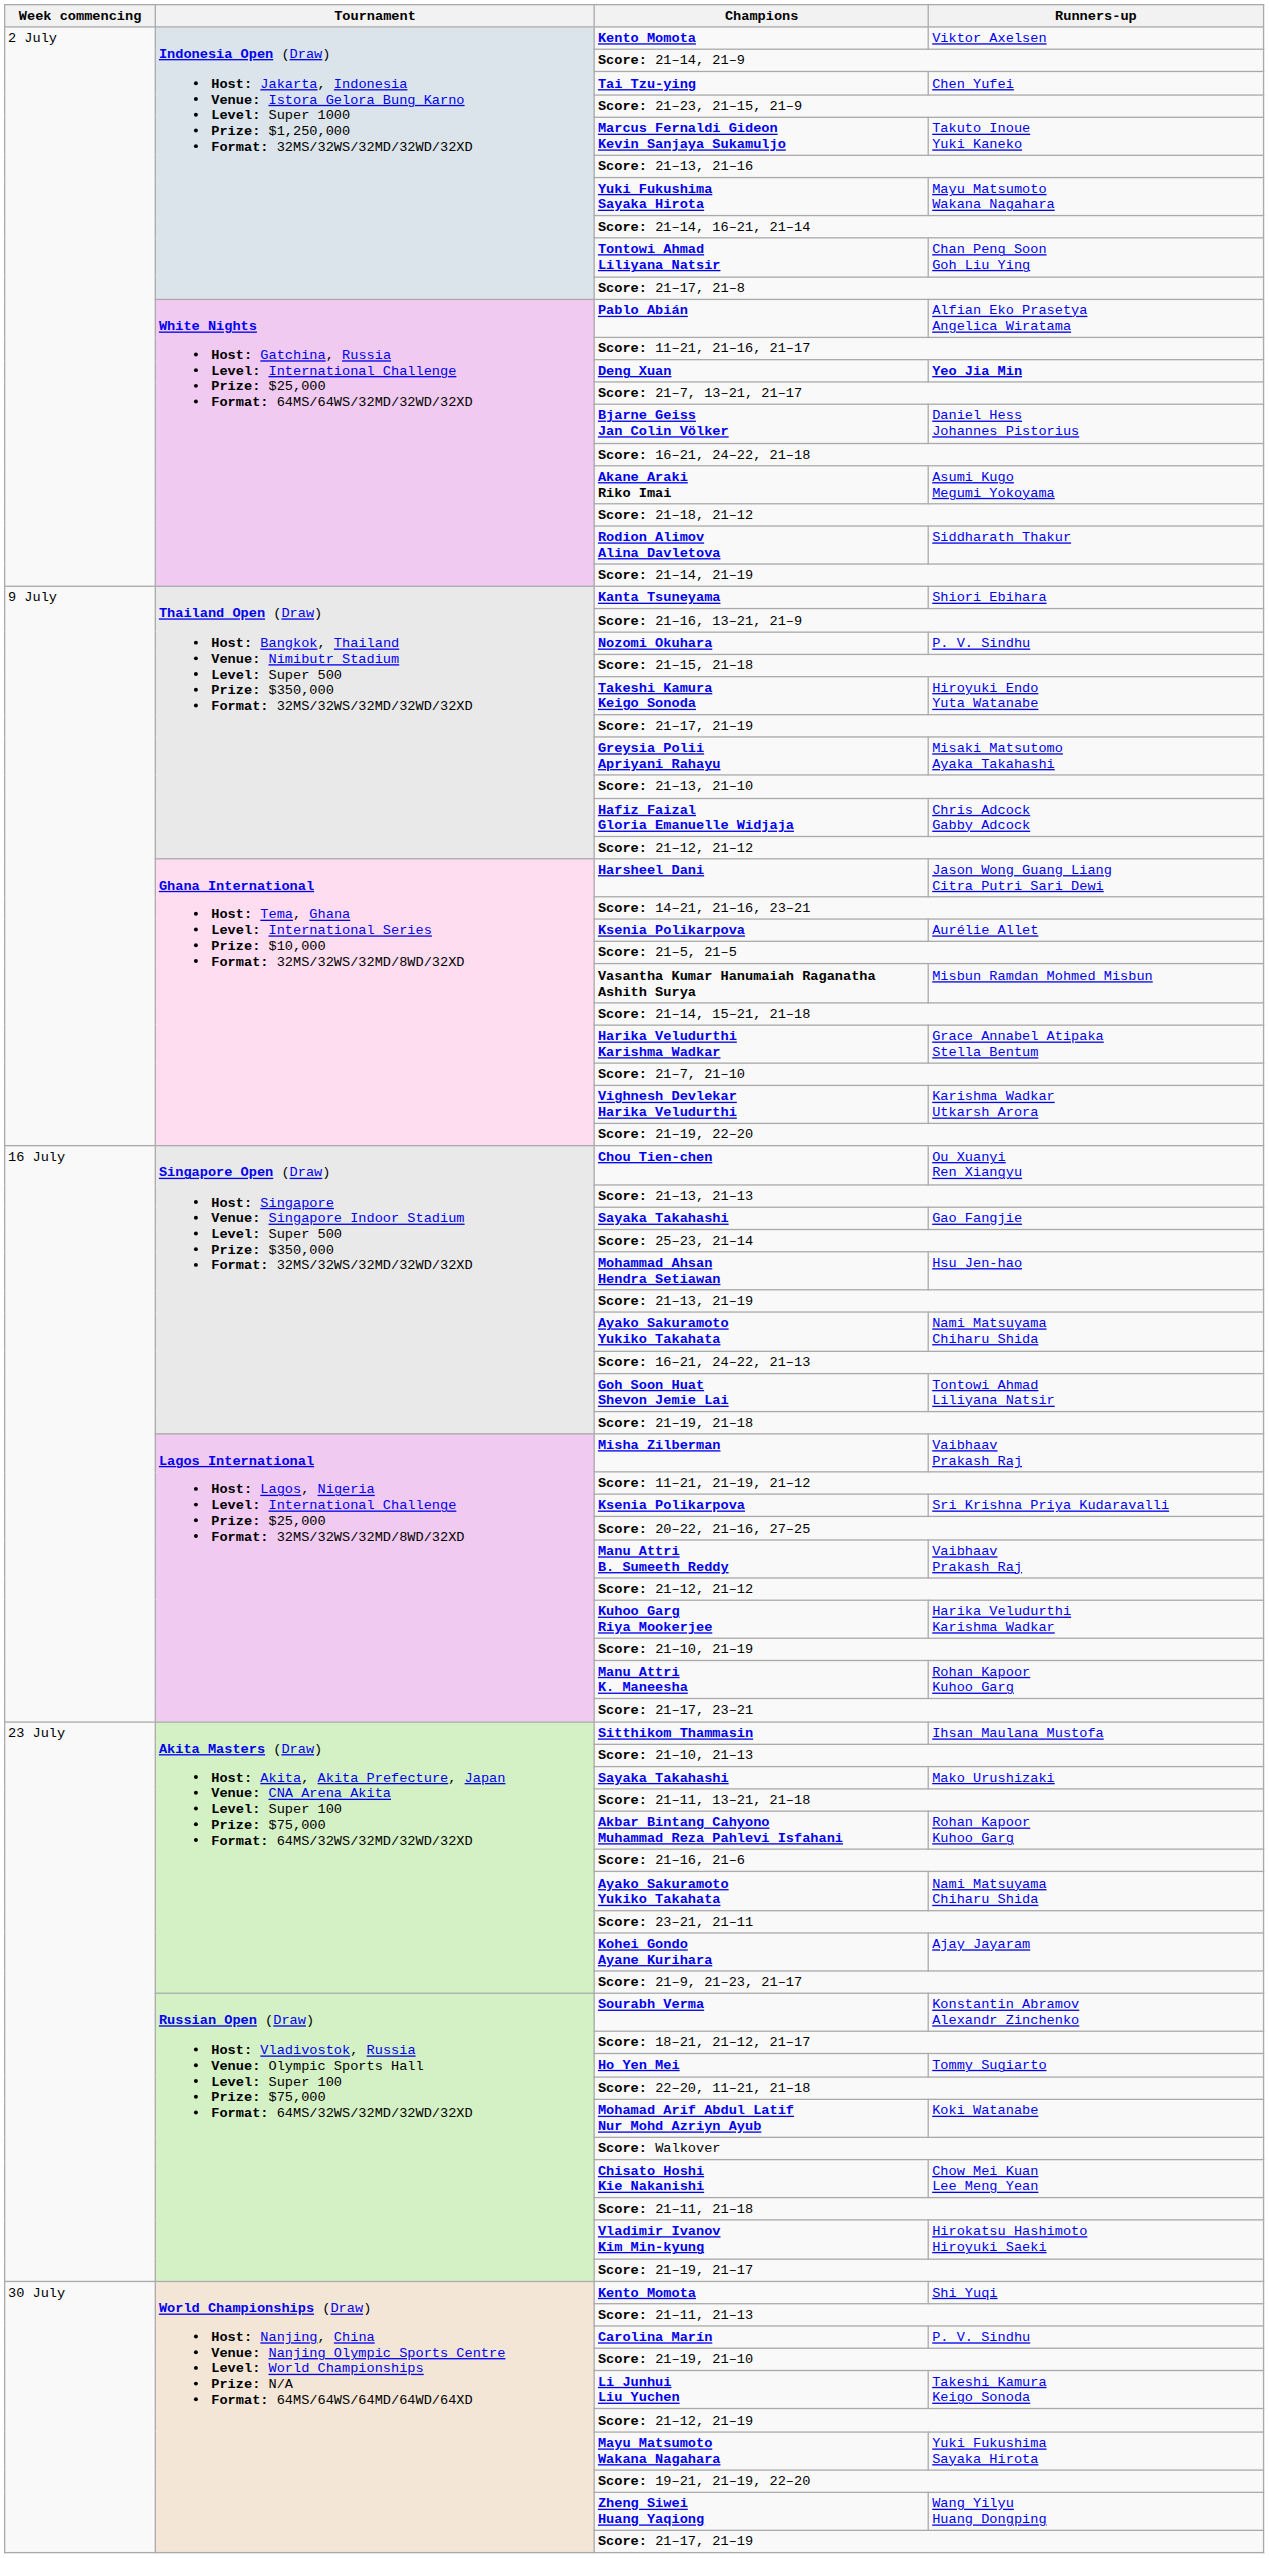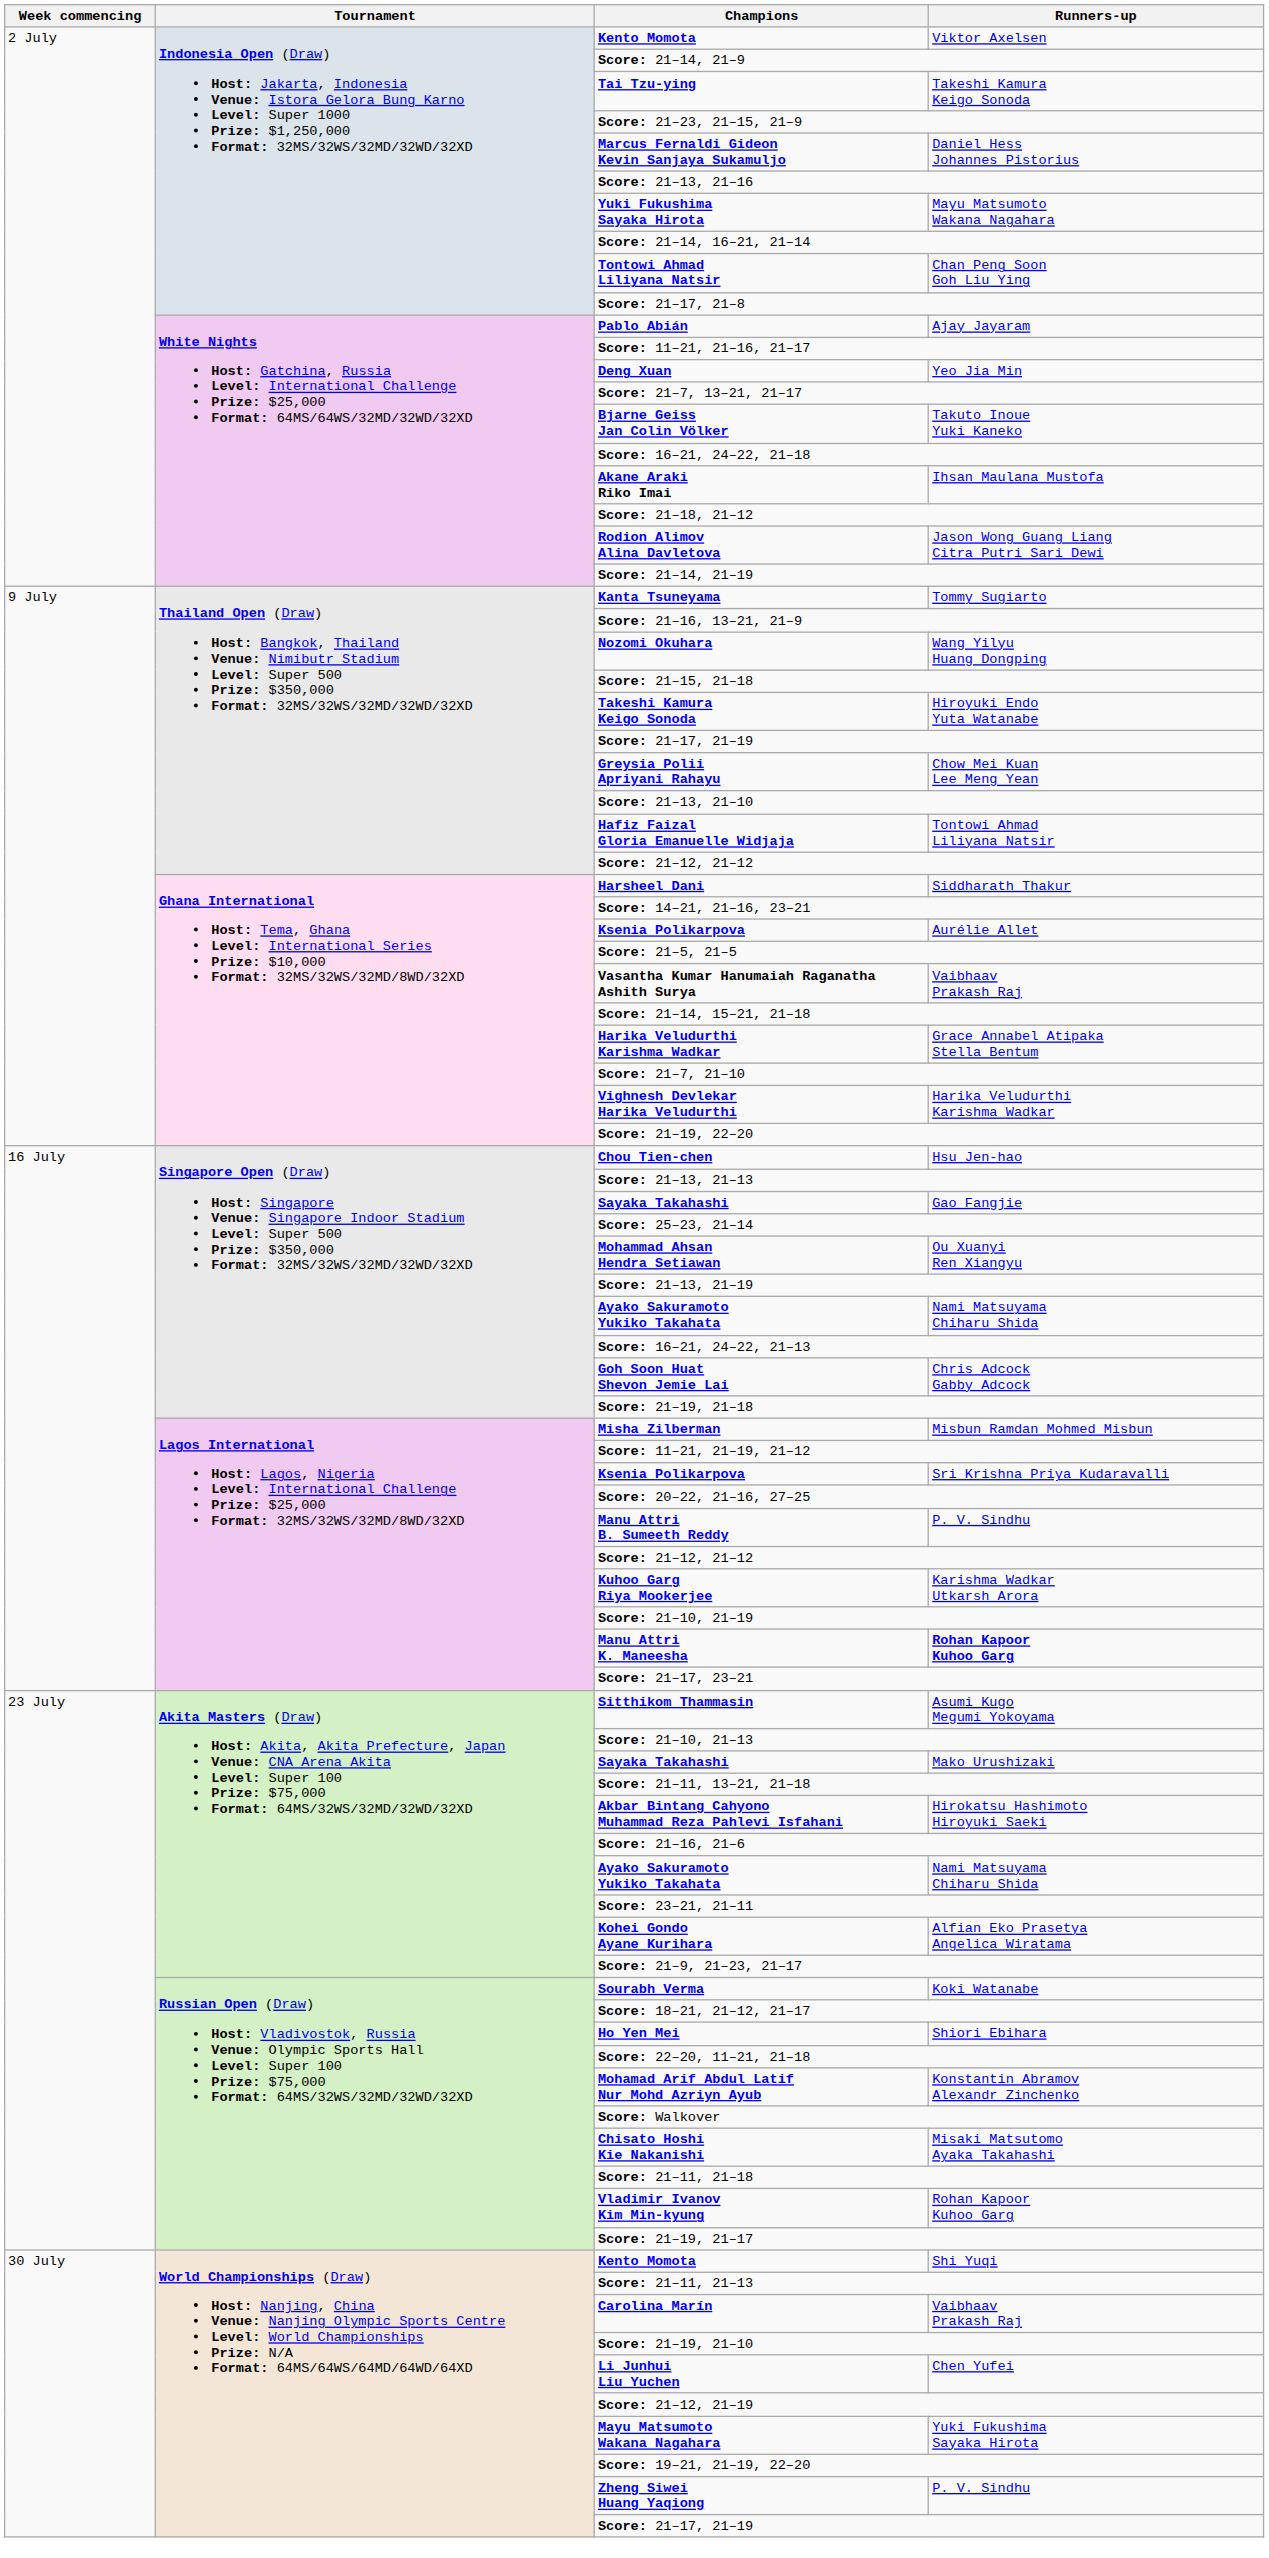(973, 84) Chen Yufei -> (989, 92) Takeshi Kamura Keigo Sonoda
(981, 137) Takuto Inoue Yuki Kaneko -> (1006, 152) Daniel Hess Johannes Pistorius
(1010, 319) Alfian Eko Prasetya Angelica Wiratama -> (981, 326) Ajay Jayaram
(977, 371) bold -> (977, 371) normal
(1006, 424) Daniel Hess Johannes Pistorius -> (981, 424) Takuto Inoue Yuki Kaneko
(993, 485) Asumi Kugo Megumi Yokoyama -> (1018, 477) Ihsan Maulana Mustofa
(1002, 538) Siddharath Thakur -> (1022, 545) Jason Wong Guang Liang Citra Putri Sari Dewi
(989, 598) Shiori Ebihara -> (989, 598) Tommy Sugiarto
(981, 643) P. V. Sindhu -> (989, 651) Wang Yilyu Huang Dongping
(998, 757) Misaki Matsutomo Ayaka Takahashi -> (985, 772) Chow Mei Kuan Lee Meng Yean
(981, 817) Chris Adcock Gabby Adcock -> (993, 833) Tontowi Ahmad Liliyana Natsir
(1022, 878) Jason Wong Guang Liang Citra Putri Sari Dewi -> (1002, 886) Siddharath Thakur
(1042, 976) Misbun Ramdan Mohmed Misbun -> (977, 984) Vaibhaav Prakash Raj
(993, 1105) Karishma Wadkar Utkarsh Arora -> (1002, 1105) Harika Veludurthi Karishma Wadkar
(977, 1166) Ou Xuanyi Ren Xiangyu -> (977, 1158) Hsu Jen-hao
(977, 1263) Hsu Jen-hao -> (977, 1256) Ou Xuanyi Ren Xiangyu
(993, 1393) Tontowi Ahmad Liliyana Natsir -> (981, 1377) Chris Adcock Gabby Adcock
(977, 1453) Vaibhaav Prakash Raj -> (1042, 1430) Misbun Ramdan Mohmed Misbun
(977, 1559) Vaibhaav Prakash Raj -> (981, 1520) P. V. Sindhu
(1002, 1620) Harika Veludurthi Karishma Wadkar -> (993, 1588) Karishma Wadkar Utkarsh Arora
(981, 1680) normal -> (981, 1649) bold
(1018, 1733) Ihsan Maulana Mustofa -> (993, 1709) Asumi Kugo Megumi Yokoyama
(981, 1831) Rohan Kapoor Kuhoo Garg -> (1010, 1815) Hirokatsu Hashimoto Hiroyuki Saeki
(981, 1944) Ajay Jayaram -> (1010, 1936) Alfian Eko Prasetya Angelica Wiratama
(1006, 2013) Konstantin Abramov Alexandr Zinchenko -> (985, 1989) Koki Watanabe
(989, 2066) Tommy Sugiarto -> (989, 2034) Shiori Ebihara
(985, 2111) Koki Watanabe -> (1006, 2087) Konstantin Abramov Alexandr Zinchenko
(985, 2179) Chow Mei Kuan Lee Meng Yean -> (998, 2148) Misaki Matsutomo Ayaka Takahashi
(1010, 2240) Hirokatsu Hashimoto Hiroyuki Saeki -> (981, 2208) Rohan Kapoor Kuhoo Garg
(981, 2338) P. V. Sindhu -> (977, 2314) Vaibhaav Prakash Raj
(989, 2390) Takeshi Kamura Keigo Sonoda -> (973, 2367) Chen Yufei
(989, 2512) Wang Yilyu Huang Dongping -> (981, 2488) P. V. Sindhu
